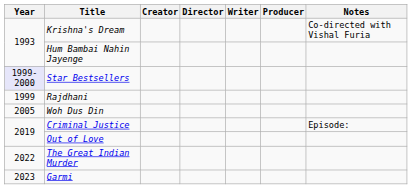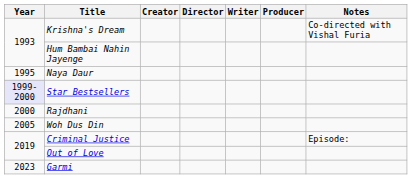+ row: (70, 73)
(25, 97) 1999 -> (25, 111) 2000
- row: (88, 158)
